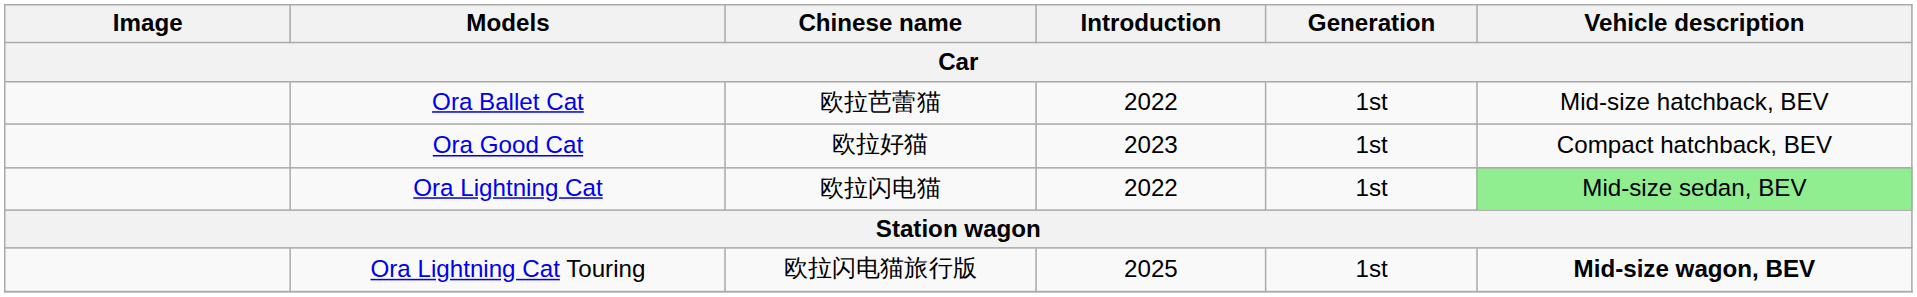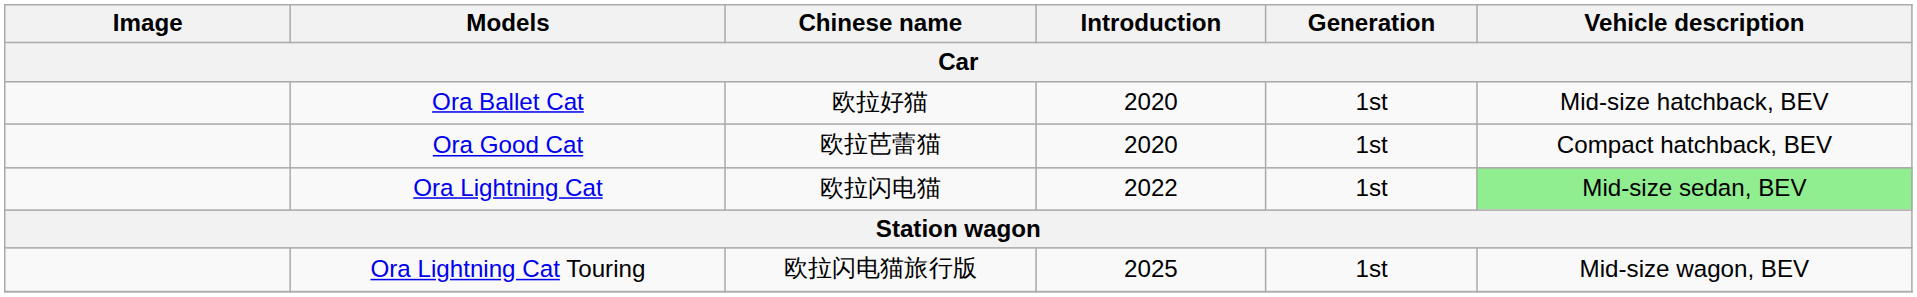(880, 101) 欧拉芭蕾猫 -> (880, 101) 欧拉好猫
(1151, 102) 2022 -> (1151, 102) 2020
(880, 144) 欧拉好猫 -> (880, 144) 欧拉芭蕾猫
(1151, 145) 2023 -> (1151, 145) 2020
(1694, 269) bold -> (1694, 269) normal
